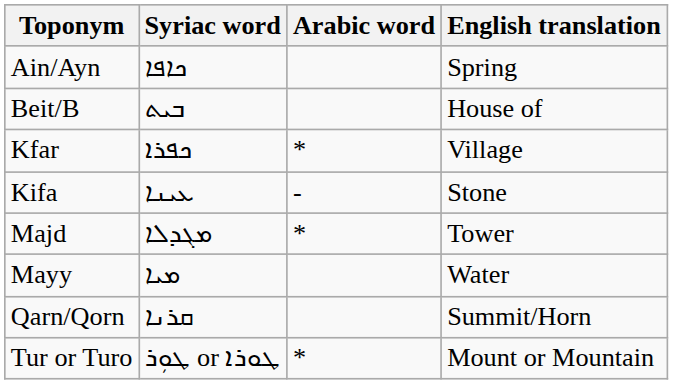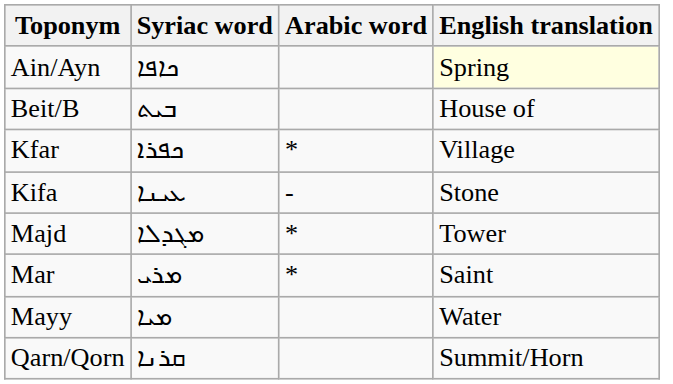(482, 66) no background -> (474, 66) lightyellow background
+ row: (33, 274)
- row: (72, 358)
